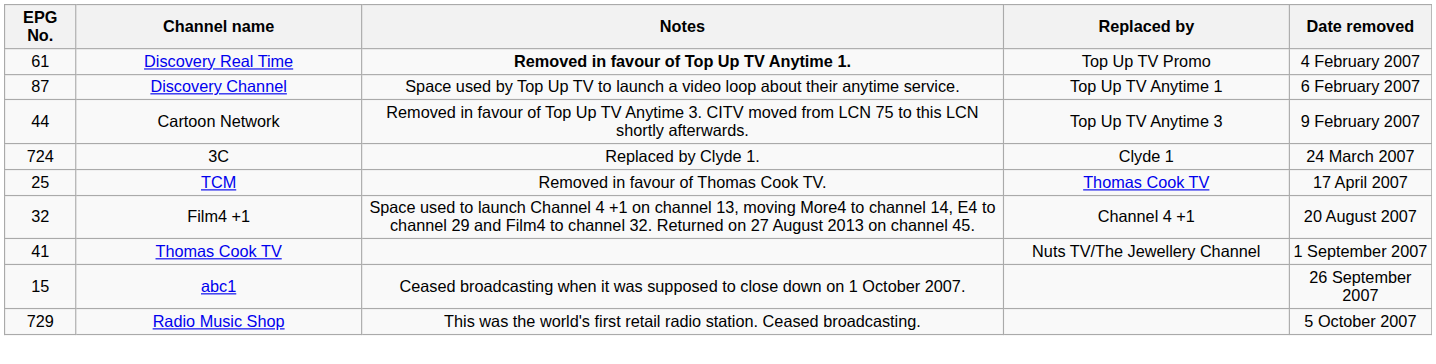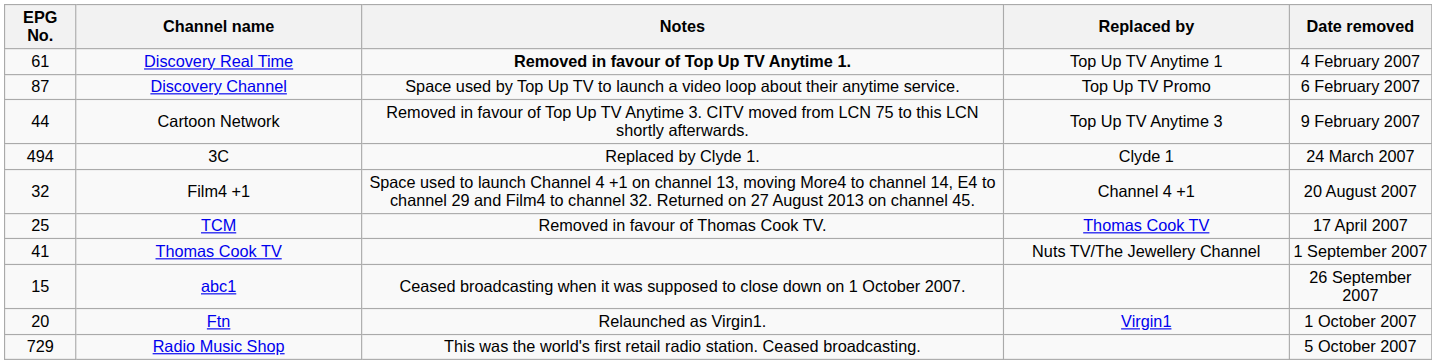(1146, 62) Top Up TV Promo -> (1146, 62) Top Up TV Anytime 1
(1146, 87) Top Up TV Anytime 1 -> (1146, 87) Top Up TV Promo
(40, 157) 724 -> (40, 157) 494
rows swapped: (219, 183) <-> (219, 217)
+ row: (219, 321)
